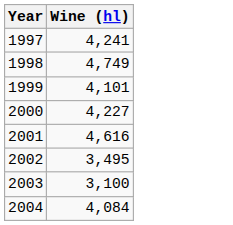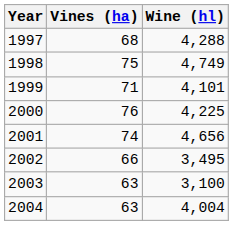+ column: (94, 17)
(108, 40) 4,241 -> (203, 40) 4,288
(108, 112) 4,227 -> (203, 112) 4,225
(108, 136) 4,616 -> (203, 136) 4,656
(108, 208) 4,084 -> (203, 208) 4,004
